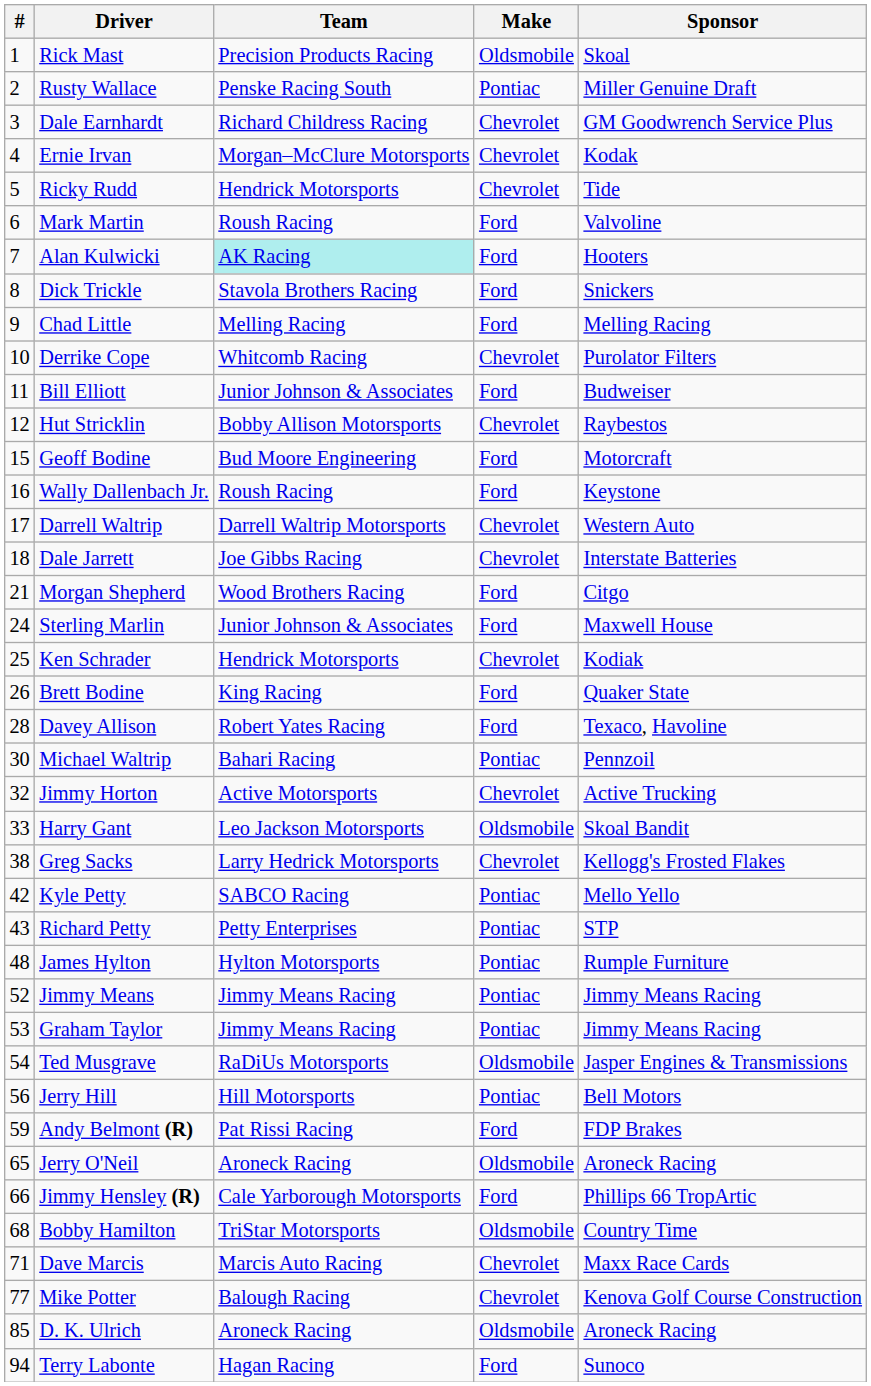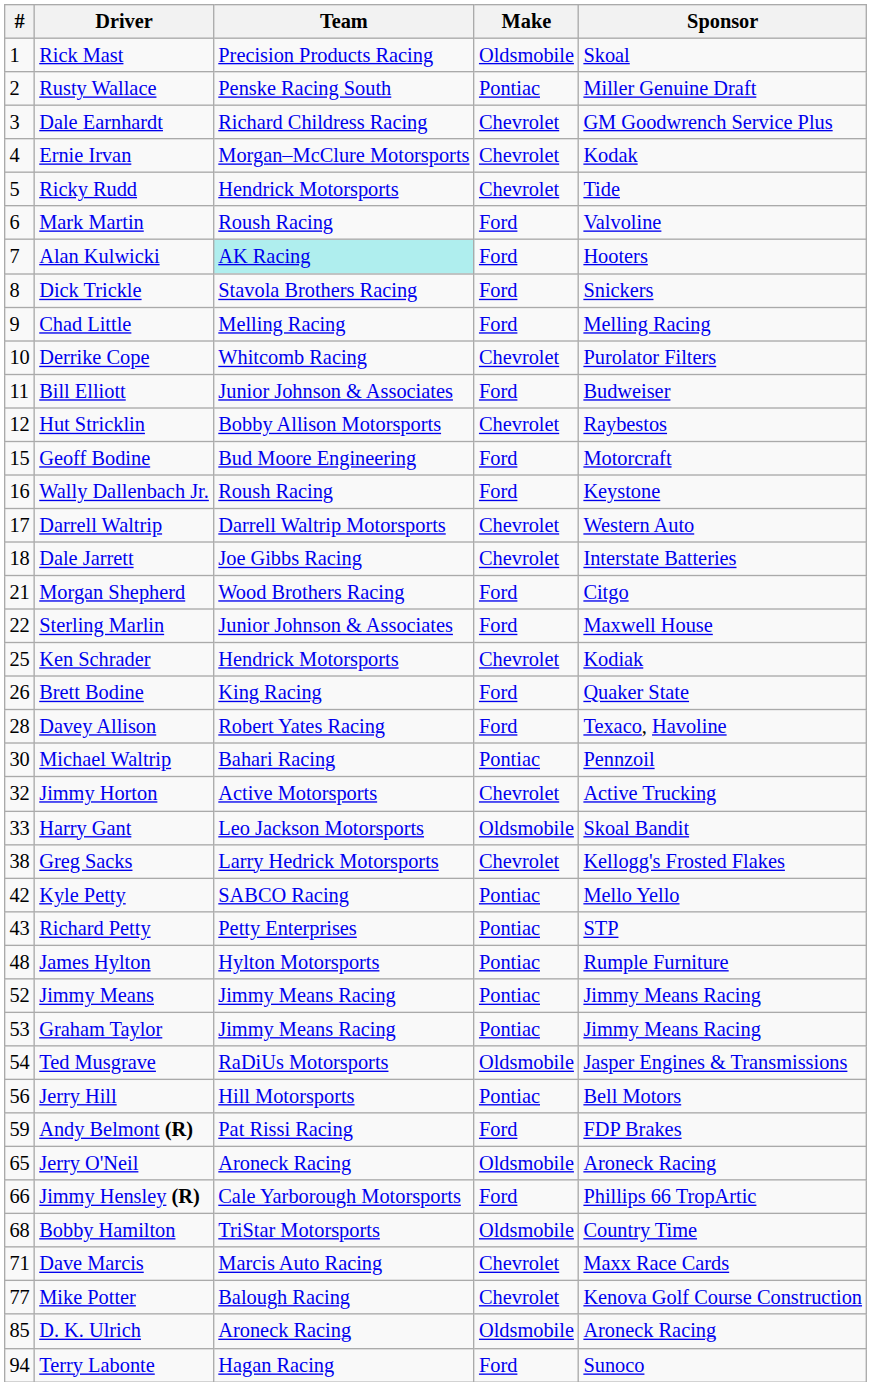(20, 625) 24 -> (20, 625) 22
